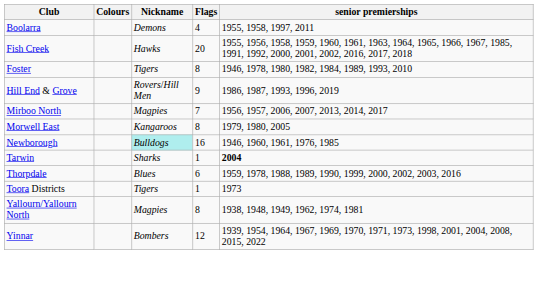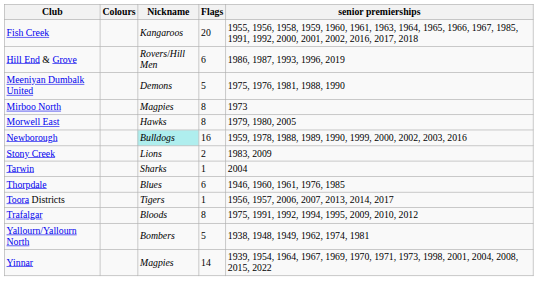- row: (24, 27)
(147, 48) Hawks -> (162, 33) Kangaroos
- row: (19, 69)
(197, 90) 9 -> (203, 59) 6
+ row: (45, 86)
(197, 111) 7 -> (203, 107) 8
(305, 111) 1956, 1957, 2006, 2007, 2013, 2014, 2017 -> (238, 107) 1973
(155, 127) Kangaroos -> (153, 122) Hawks
(280, 142) 1946, 1960, 1961, 1976, 1985 -> (347, 138) 1959, 1978, 1988, 1989, 1990, 1999, 2000, 2002, 2003, 2016
+ row: (31, 153)
(232, 158) bold -> (238, 169) normal
(341, 173) 1959, 1978, 1988, 1989, 1990, 1999, 2000, 2002, 2003, 2016 -> (286, 184) 1946, 1960, 1961, 1976, 1985
(232, 188) 1973 -> (311, 199) 1956, 1957, 2006, 2007, 2013, 2014, 2017
+ row: (25, 215)
(151, 209) Magpies -> (157, 236) Bombers
(197, 209) 8 -> (203, 236) 5
(151, 236) Bombers -> (157, 262) Magpies
(200, 236) 12 -> (206, 262) 14
